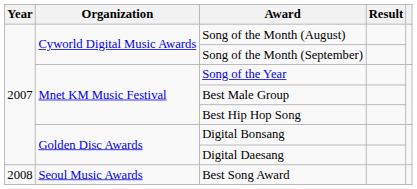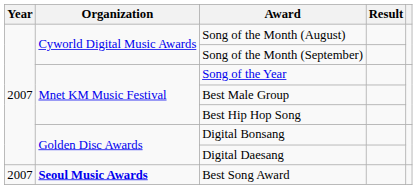(20, 174) 2008 -> (20, 174) 2007
(90, 174) normal -> (93, 174) bold
